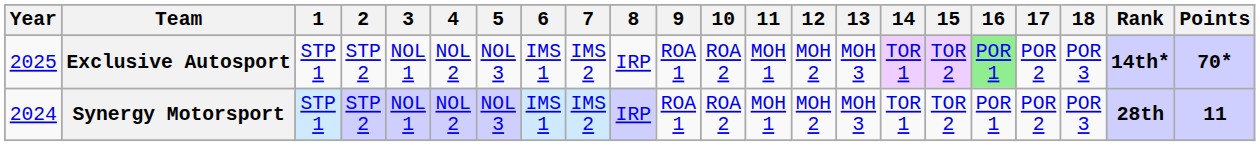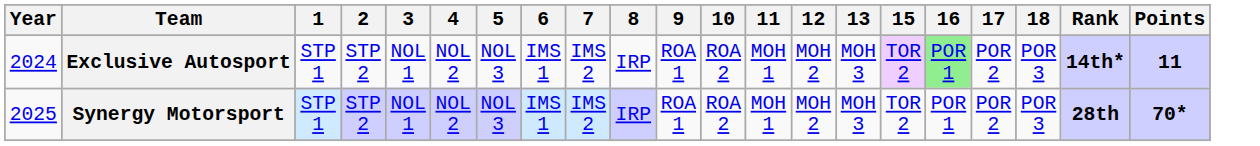- column: (903, 20)
(33, 62) 2025 -> (33, 62) 2024
(1215, 62) 70* -> (1170, 62) 11
(33, 114) 2024 -> (33, 114) 2025
(1215, 114) 11 -> (1170, 114) 70*
